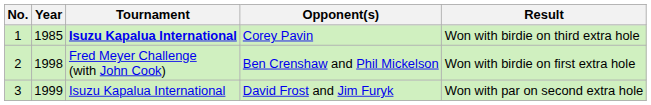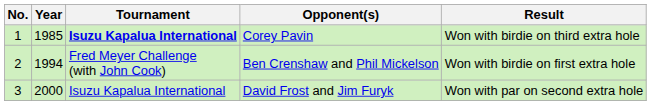(49, 63) 1998 -> (49, 63) 1994
(49, 91) 1999 -> (49, 91) 2000
